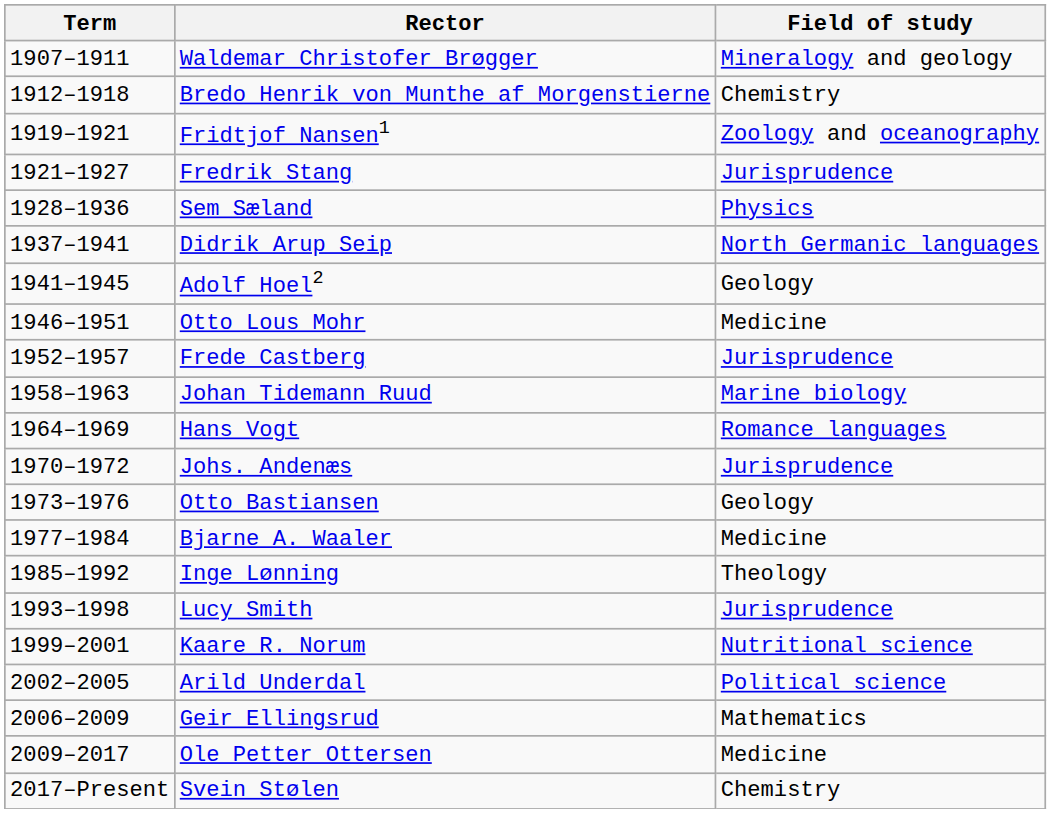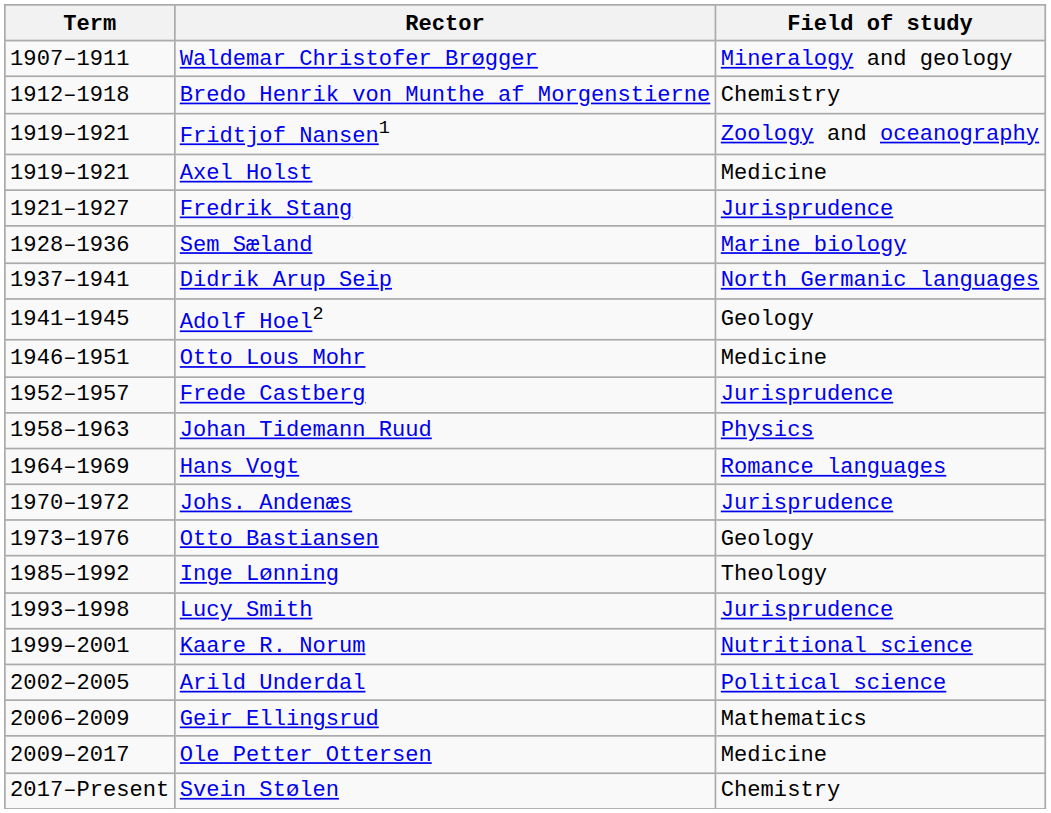+ row: (246, 173)
(767, 209) Physics -> (814, 245) Marine biology
(814, 394) Marine biology -> (767, 430) Physics
- row: (286, 538)
